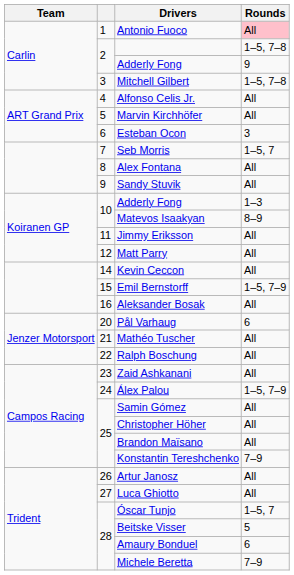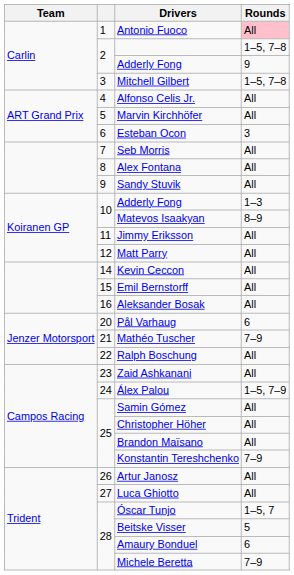(259, 150) 1–5, 7 -> (250, 150) All
(265, 287) 1–5, 7–9 -> (250, 287) All
(250, 338) All -> (253, 338) 7–9
